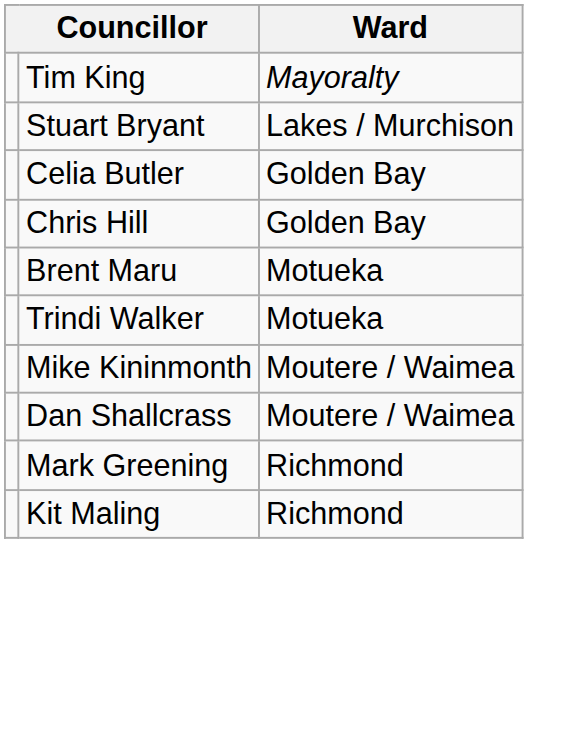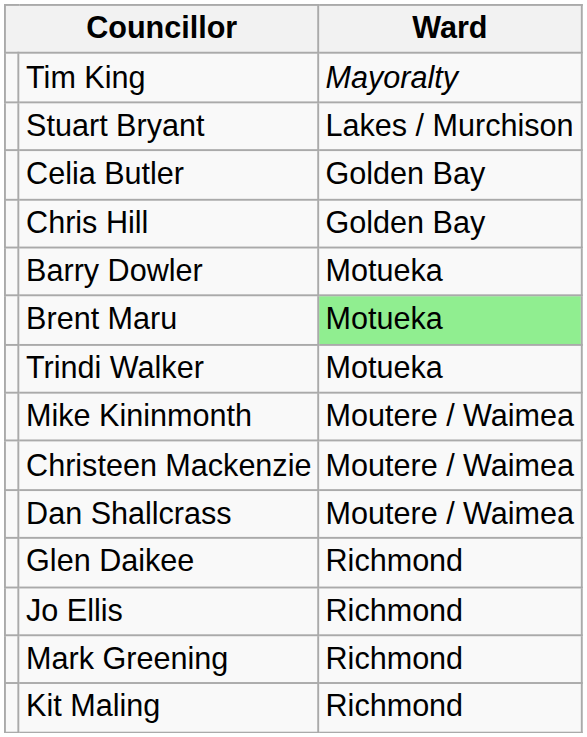+ row: (114, 271)
(325, 271) no background -> (384, 319) lightgreen background
+ row: (169, 464)
+ row: (110, 561)
+ row: (74, 610)
